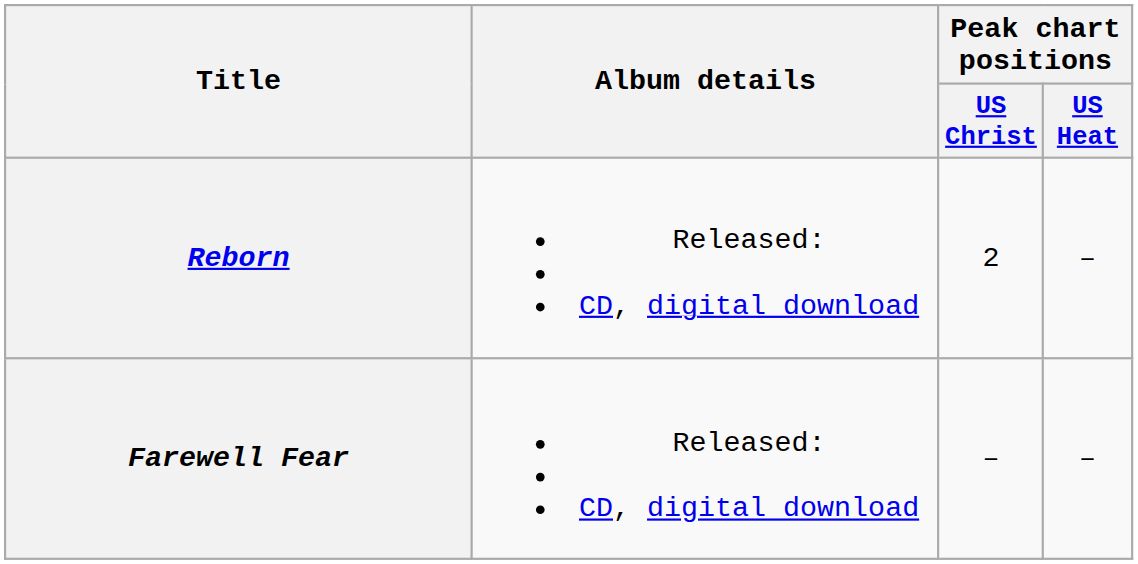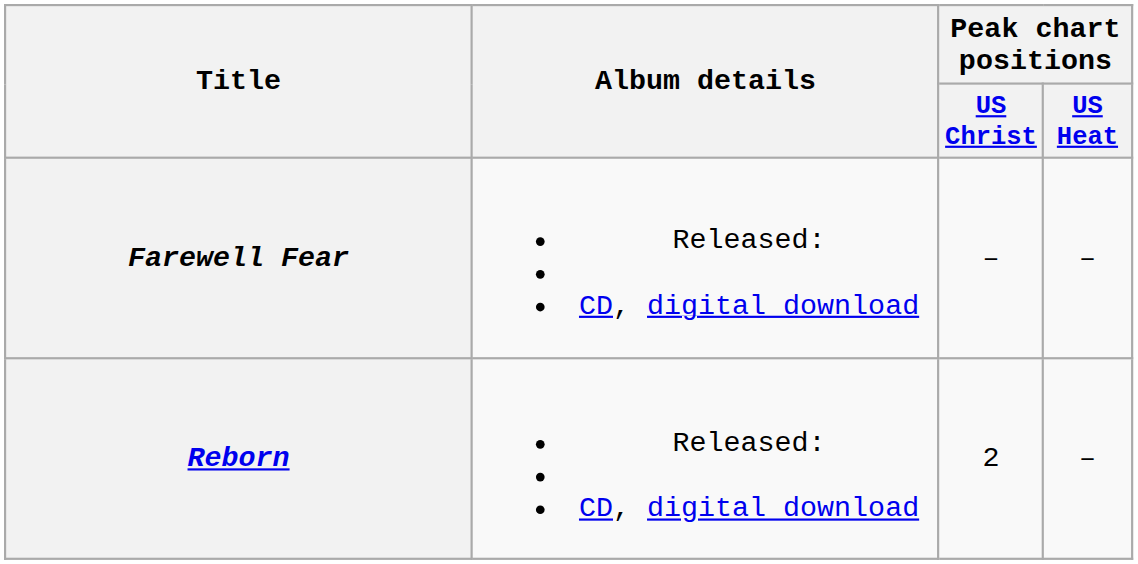rows swapped: (239, 258) <-> (239, 459)
